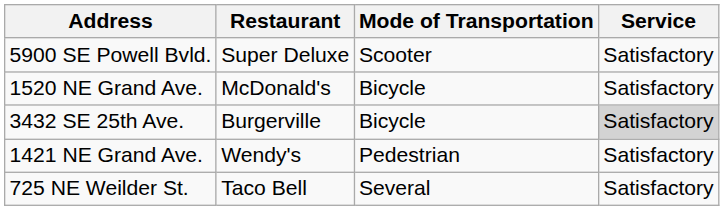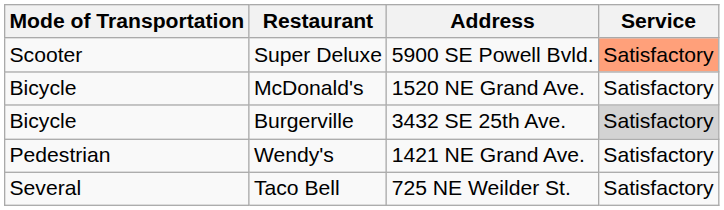columns swapped: (476, 21) <-> (110, 21)
(658, 54) no background -> (658, 54) lightsalmon background
